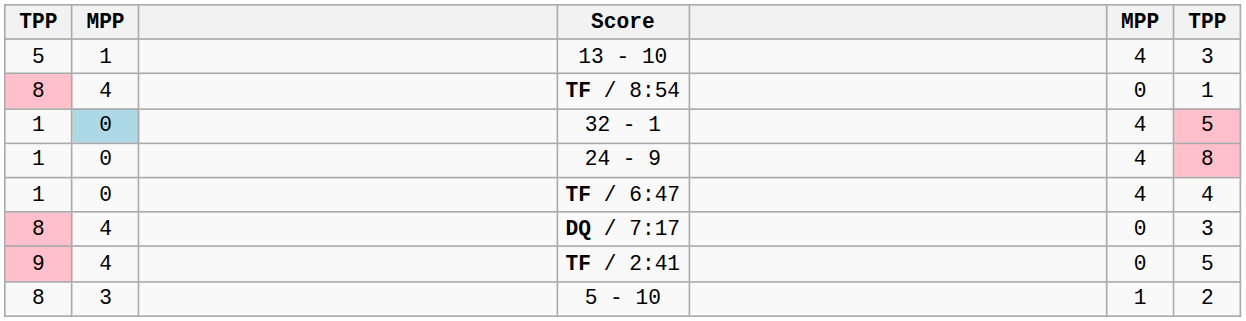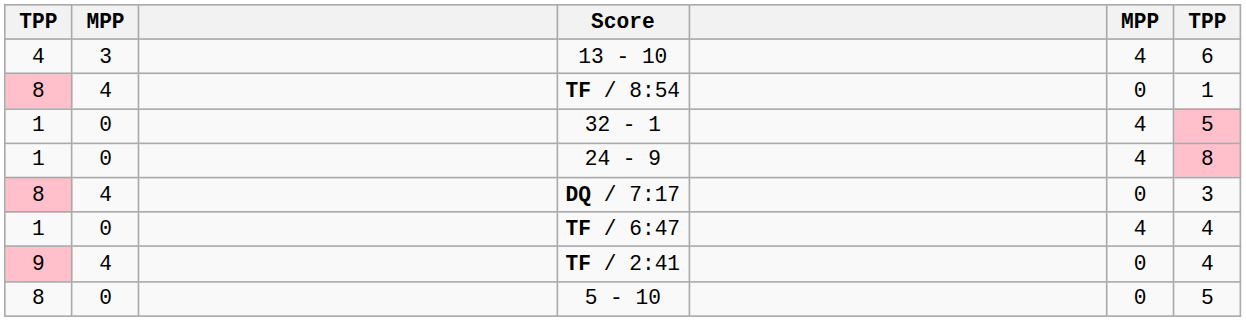(38, 57) 5 -> (38, 57) 4
(106, 57) 1 -> (106, 57) 3
(1207, 57) 3 -> (1207, 57) 6
(106, 126) lightblue background -> (106, 126) no background
rows swapped: (623, 195) <-> (623, 229)
(1207, 264) 5 -> (1207, 264) 4
(106, 298) 3 -> (106, 298) 0
(1140, 298) 1 -> (1140, 298) 0
(1207, 298) 2 -> (1207, 298) 5
